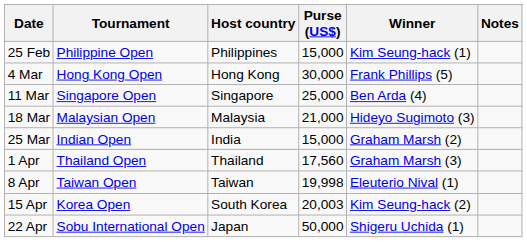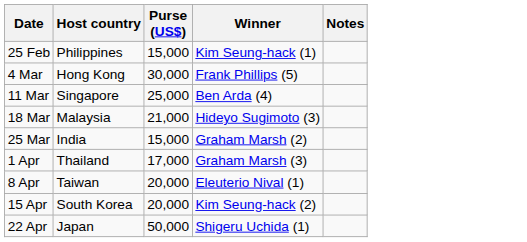- column: (131, 23)
(323, 161) 17,560 -> (168, 161) 17,000
(323, 182) 19,998 -> (168, 182) 20,000
(323, 204) 20,003 -> (168, 204) 20,000
